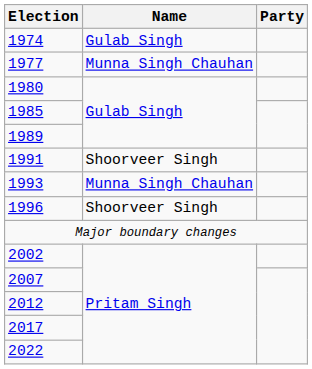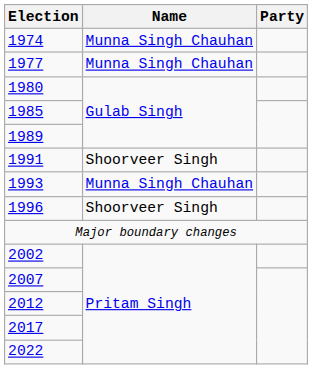(134, 40) Gulab Singh -> (169, 40) Munna Singh Chauhan
